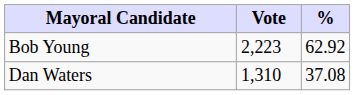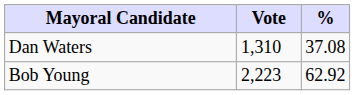rows swapped: (49, 47) <-> (50, 75)
